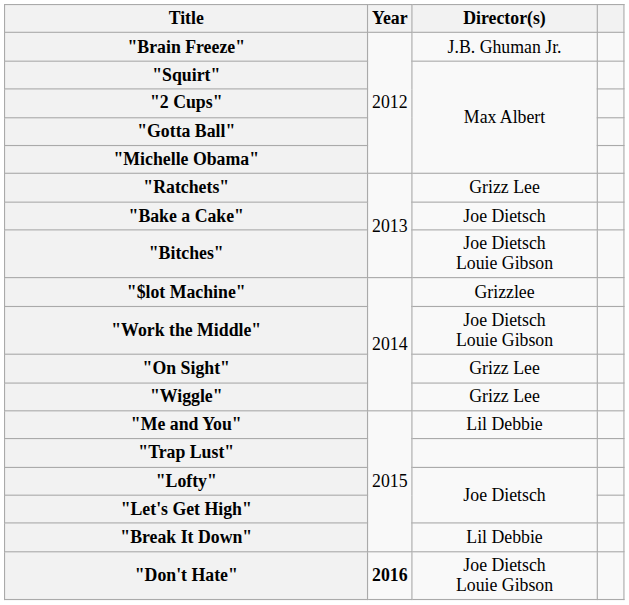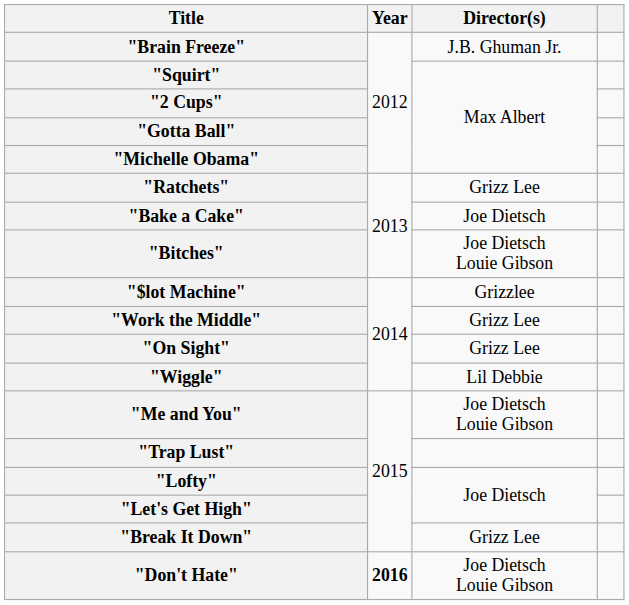(505, 330) Joe Dietsch Louie Gibson -> (505, 320) Grizz Lee
(505, 396) Grizz Lee -> (505, 376) Lil Debbie
(505, 424) Lil Debbie -> (505, 414) Joe Dietsch Louie Gibson
(505, 537) Lil Debbie -> (505, 537) Grizz Lee
